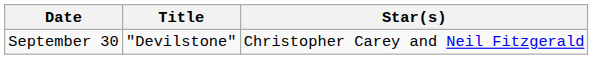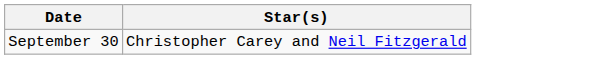- column: (181, 17)
